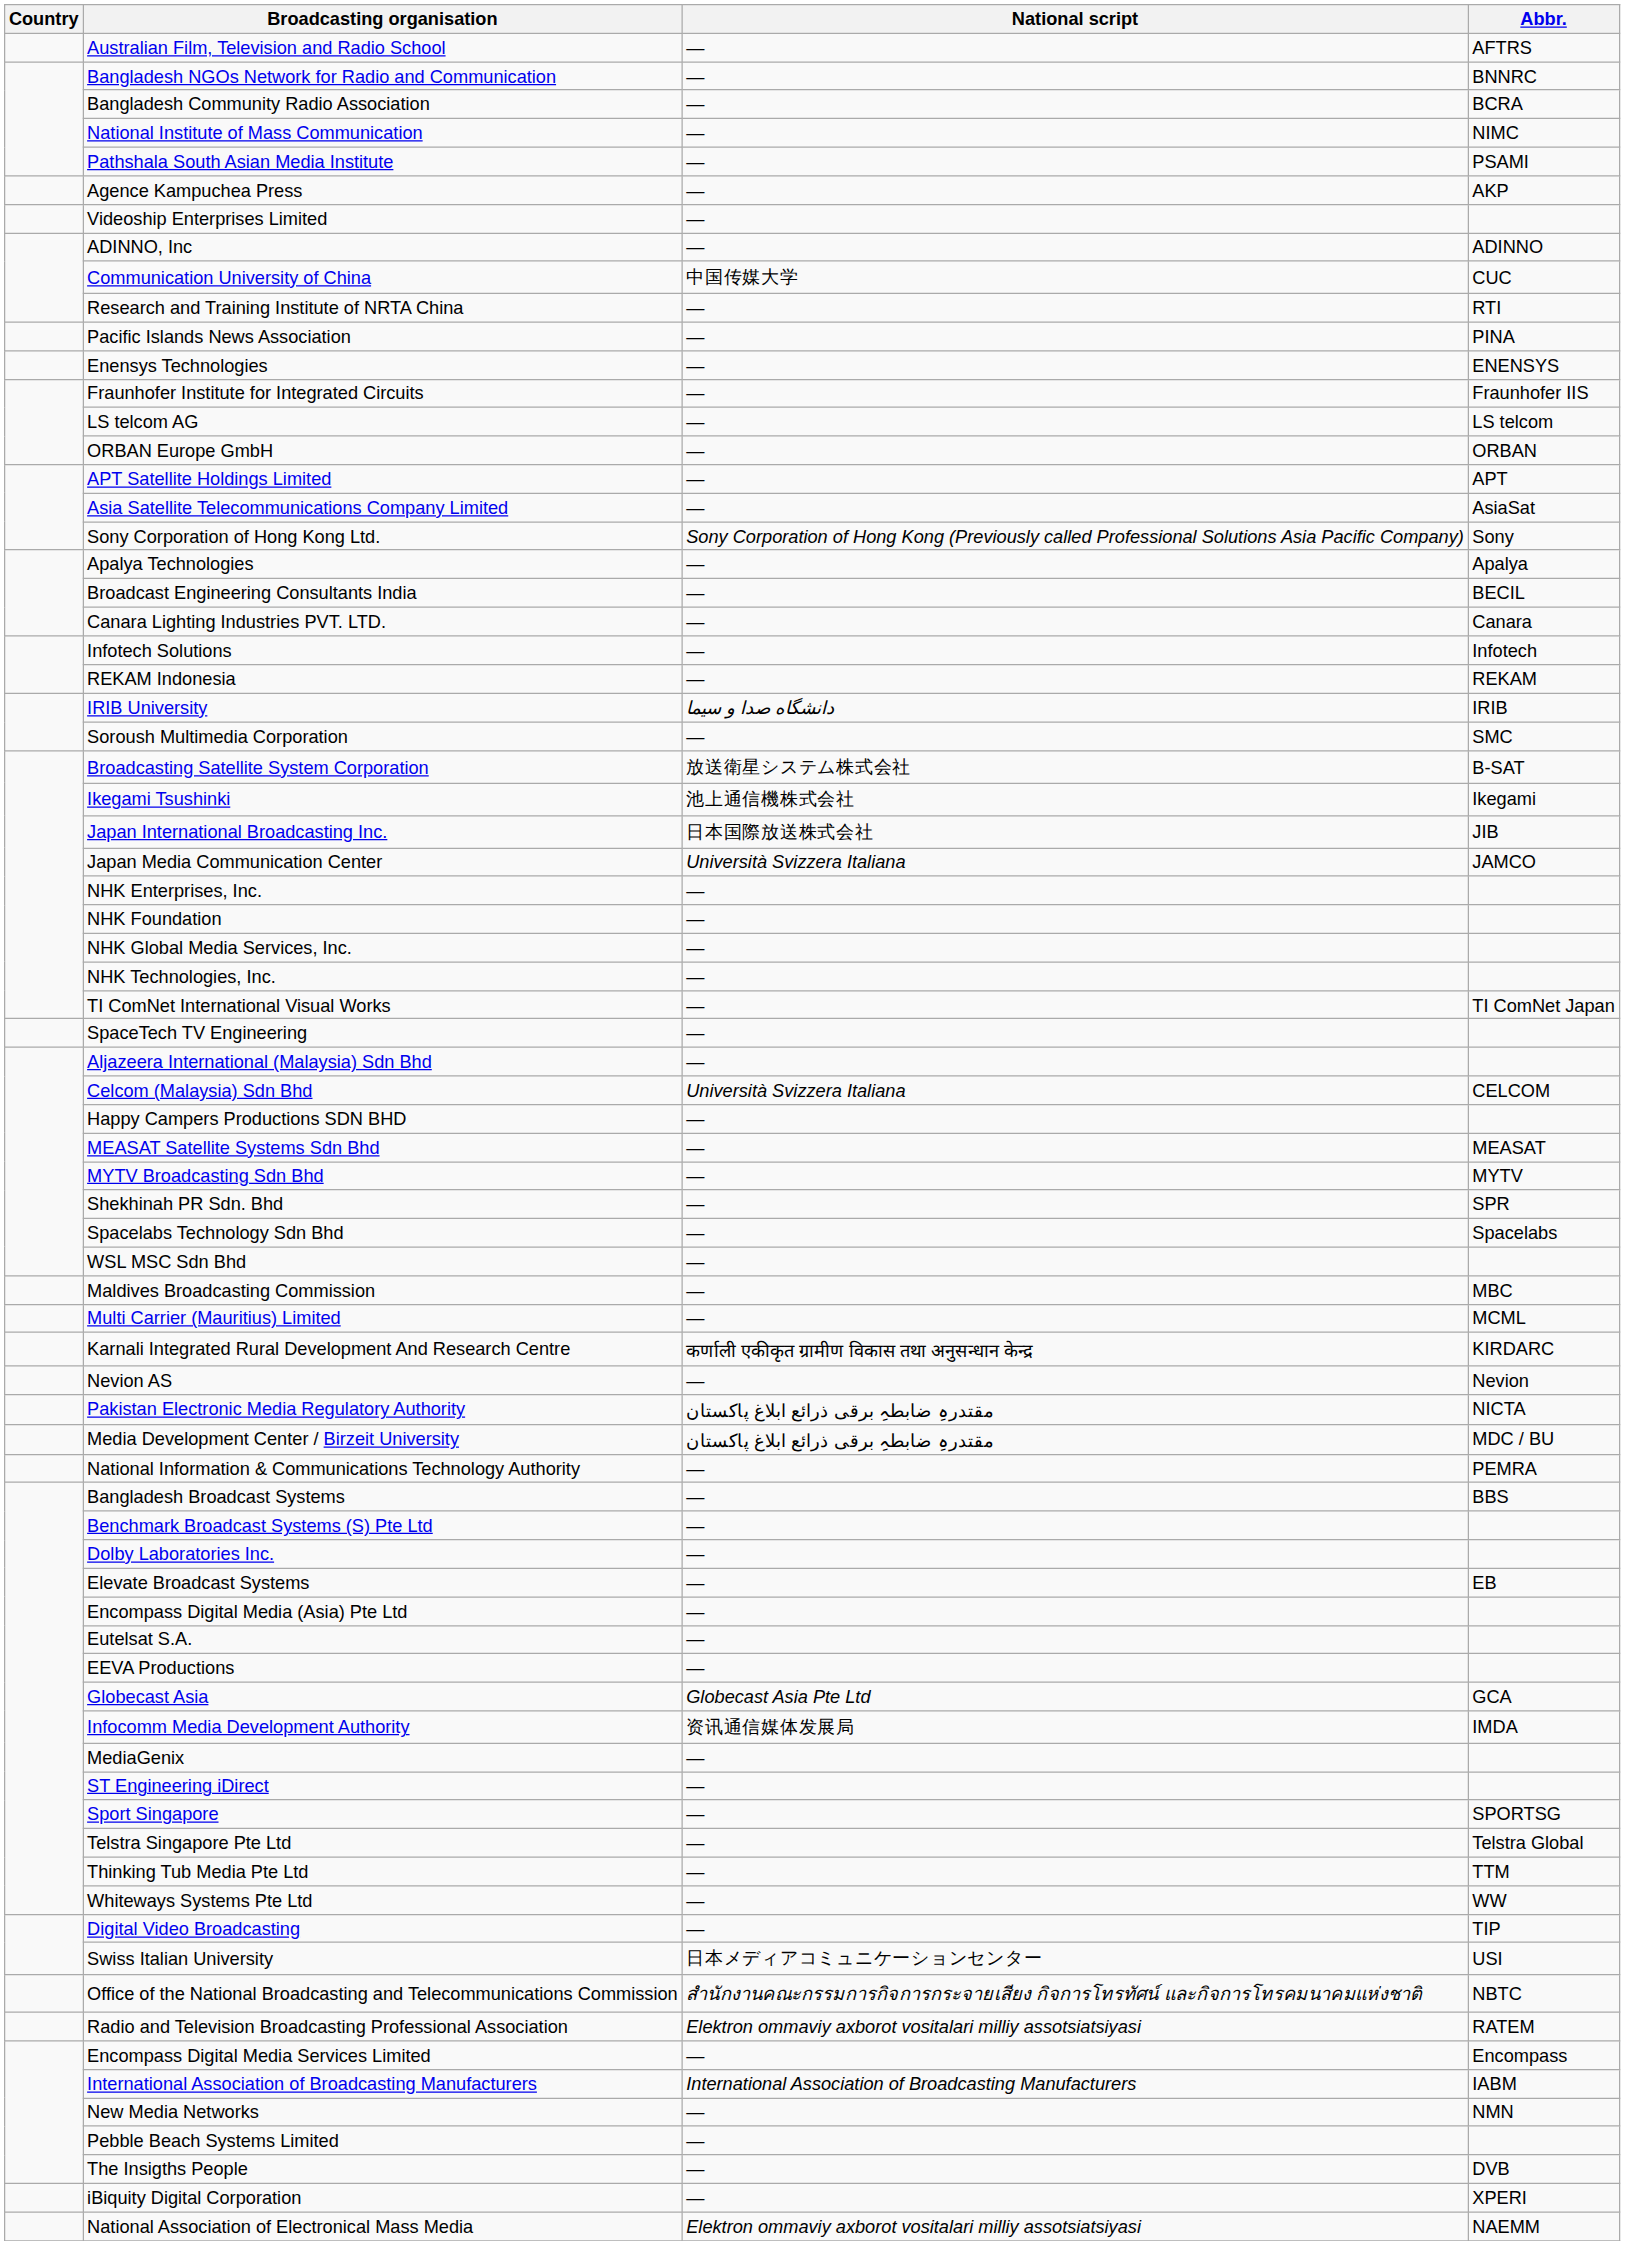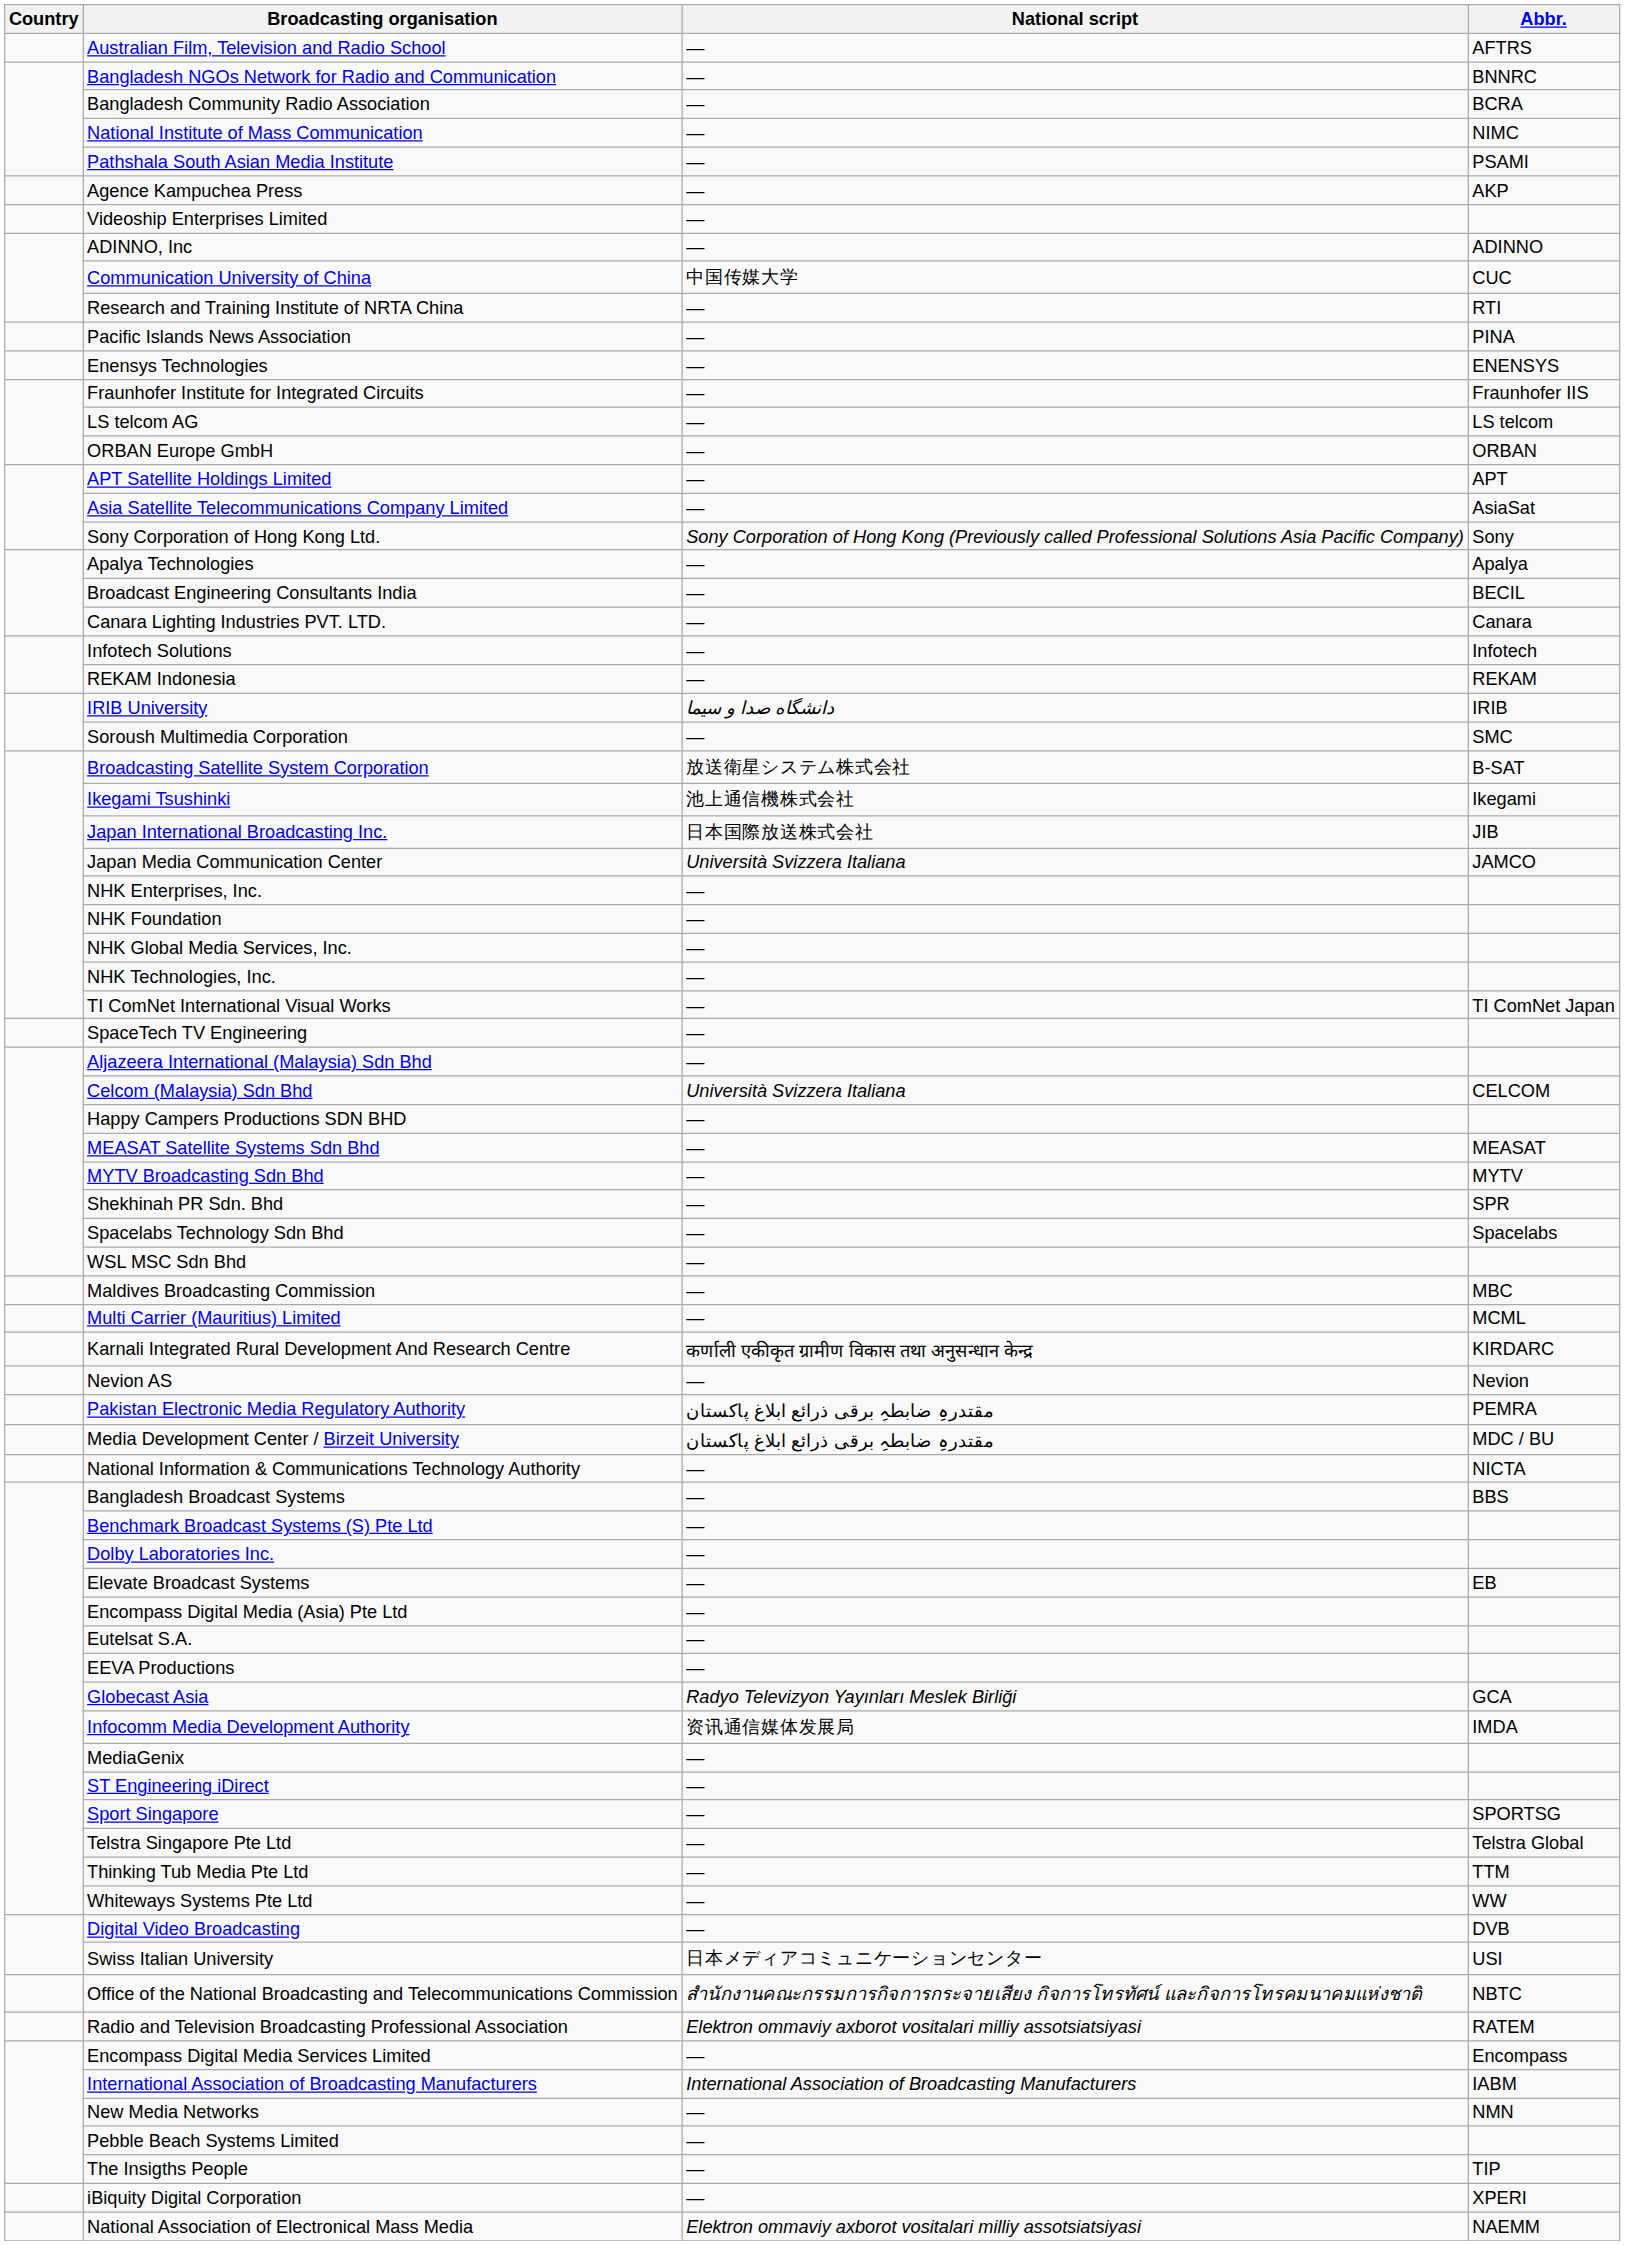(1499, 1409) NICTA -> (1505, 1409) PEMRA
(1505, 1468) PEMRA -> (1499, 1468) NICTA
(778, 1696) Globecast Asia Pte Ltd -> (851, 1696) Radyo Televizyon Yayınları Meslek Birliği
(1486, 1928) TIP -> (1491, 1928) DVB
(1491, 2169) DVB -> (1486, 2169) TIP
